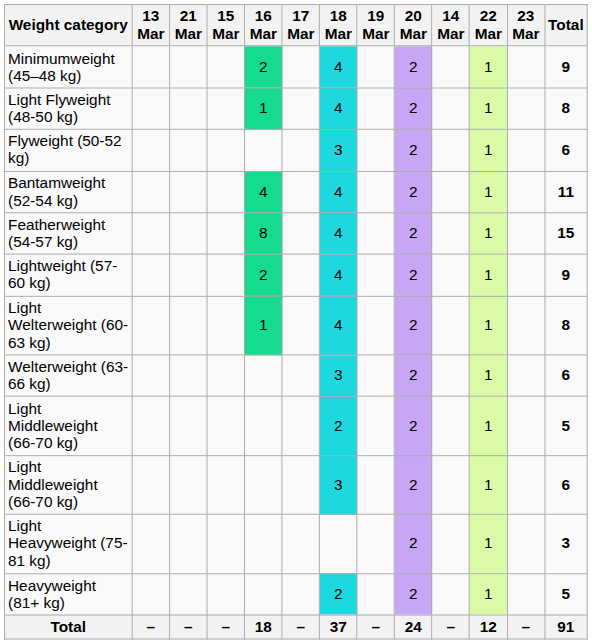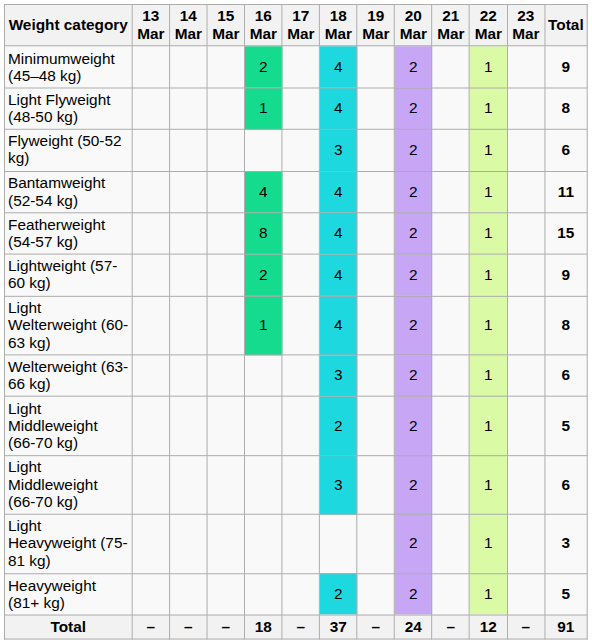columns swapped: (451, 25) <-> (188, 25)
